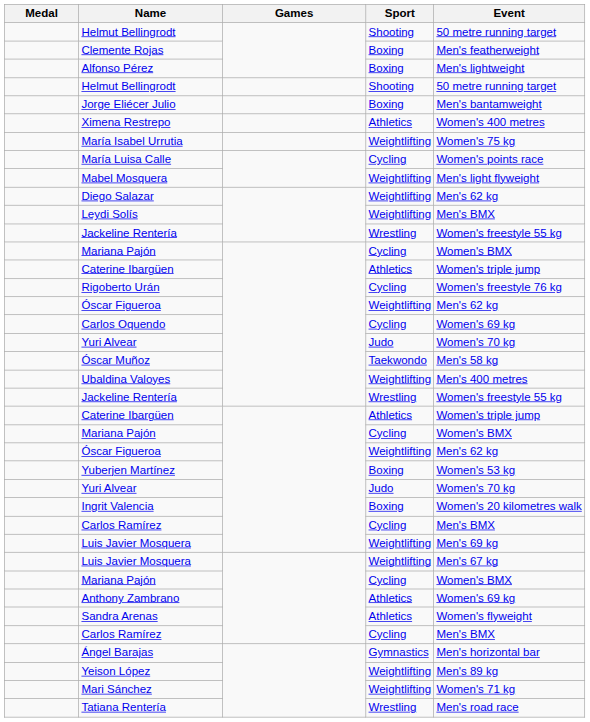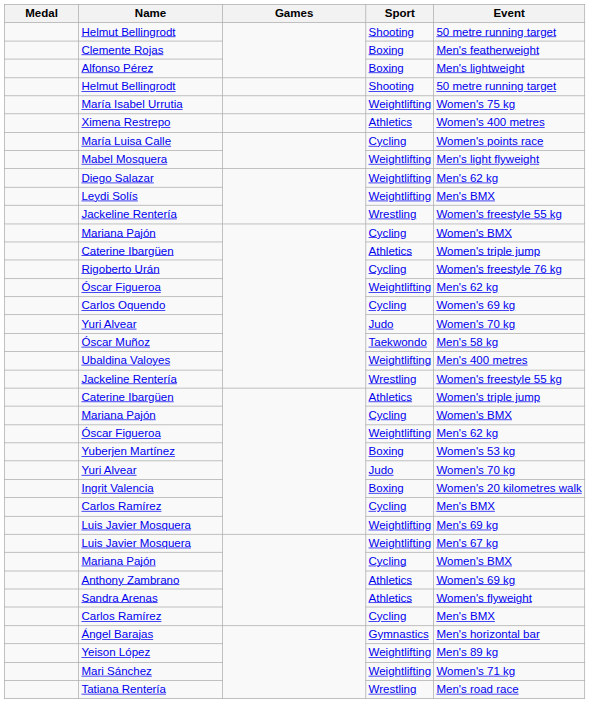- row: (129, 104)
rows swapped: (126, 123) <-> (132, 141)
